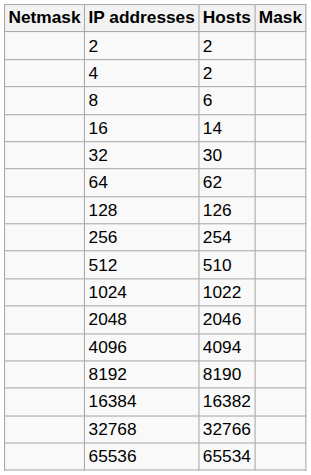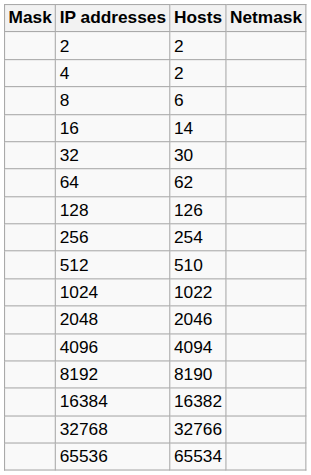columns swapped: (280, 18) <-> (45, 18)
